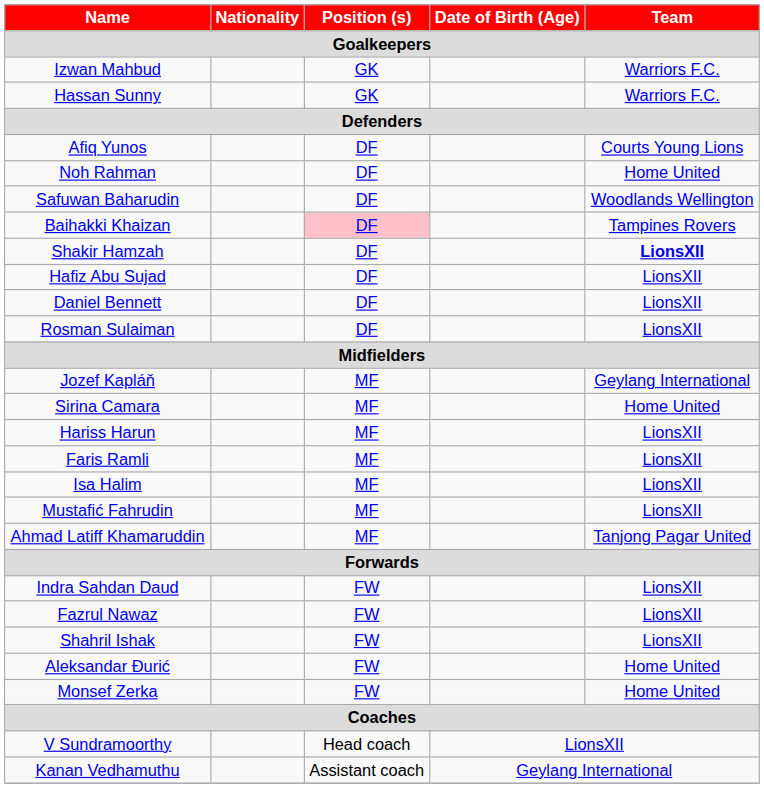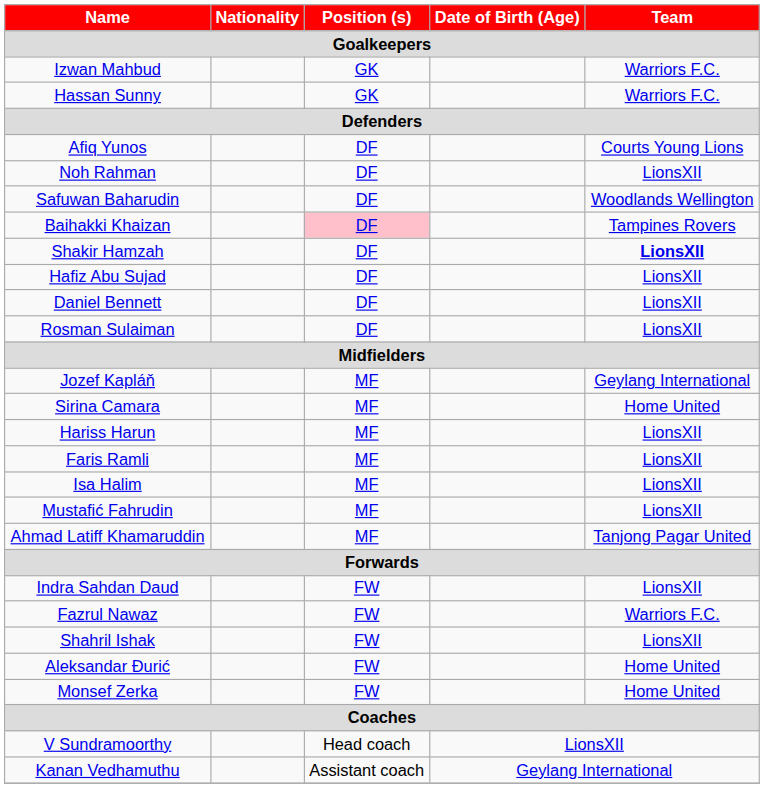(672, 174) Home United -> (672, 174) LionsXII
(672, 614) LionsXII -> (672, 614) Warriors F.C.
